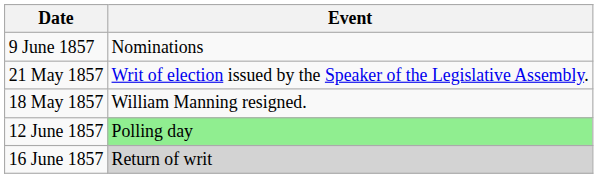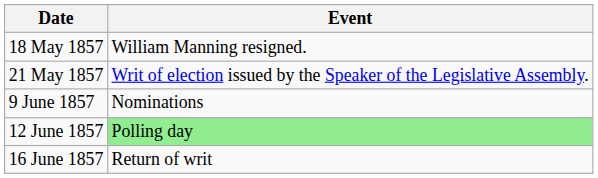rows swapped: (56, 103) <-> (52, 46)
(162, 159) lightgrey background -> (162, 159) no background
